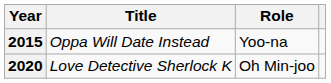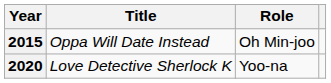(263, 41) Yoo-na -> (277, 41) Oh Min-joo
(277, 66) Oh Min-joo -> (263, 66) Yoo-na
